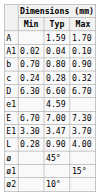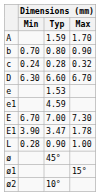- row: (11, 51)
+ row: (9, 91)
(30, 131) 3.30 -> (30, 131) 3.90
(82, 131) 3.70 -> (82, 131) 1.78
(82, 144) 4.00 -> (82, 144) 1.00
